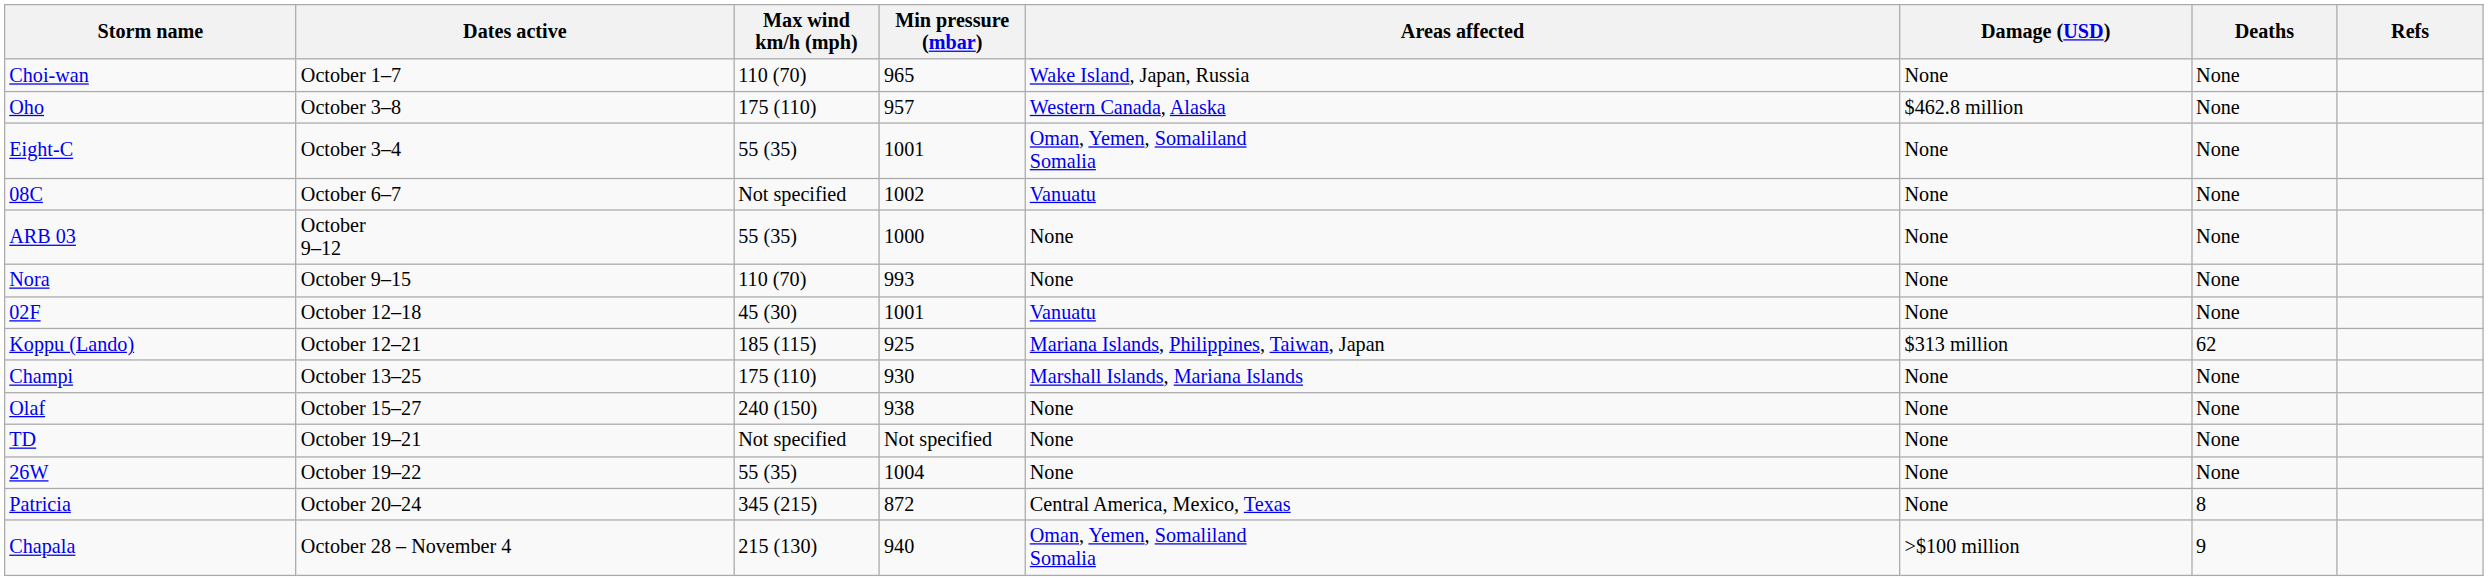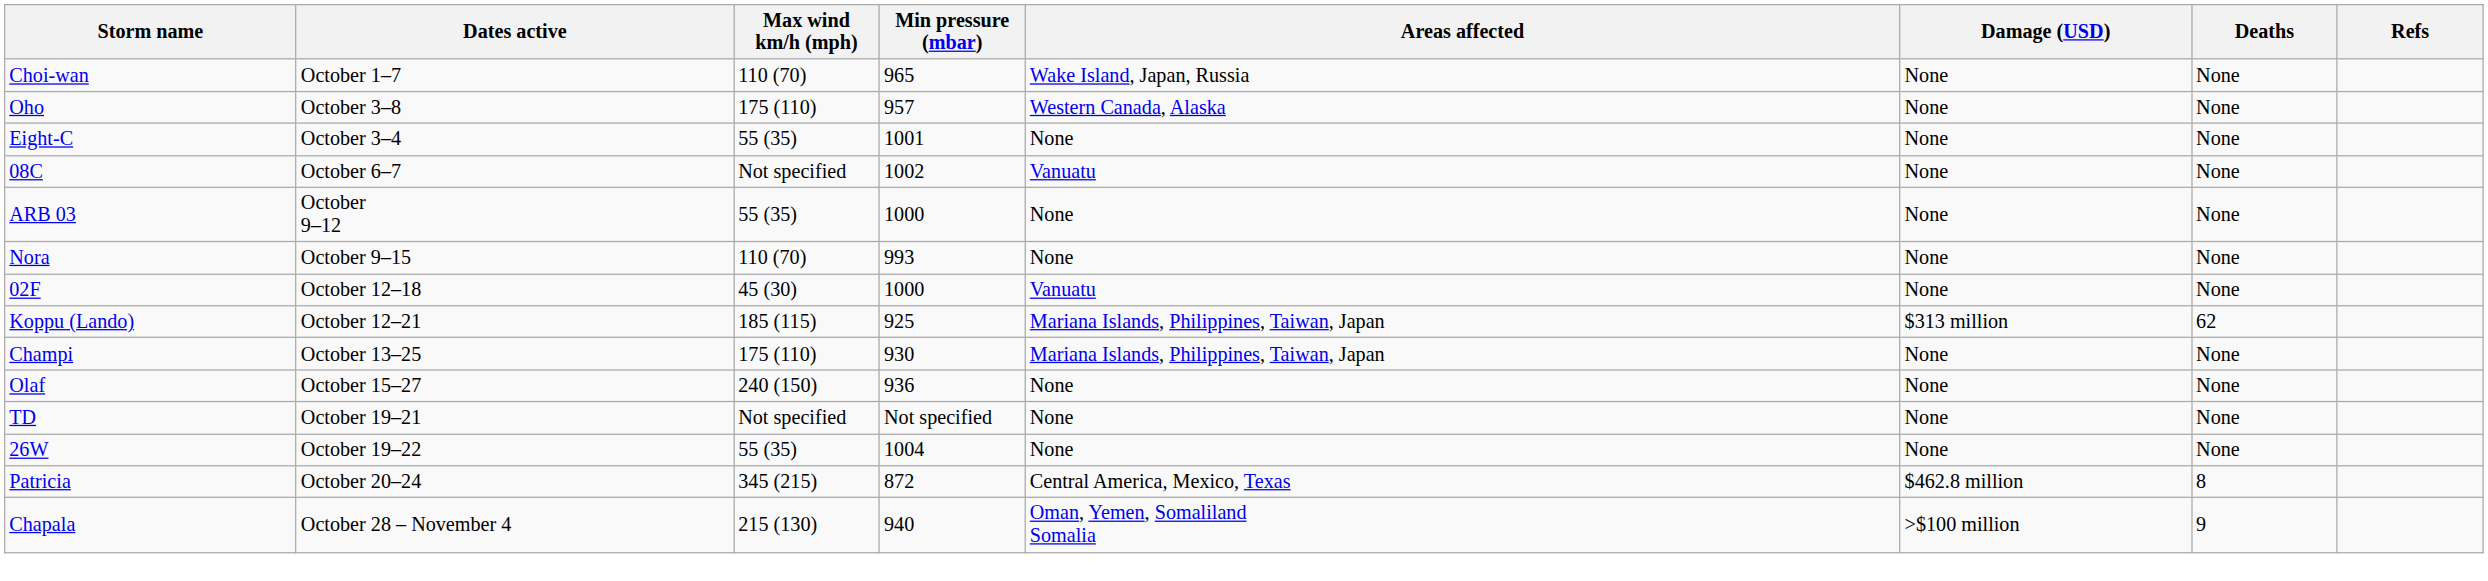(1964, 107) $462.8 million -> (1926, 107) None
(1138, 150) Oman, Yemen, Somaliland Somalia -> (1052, 139) None
(904, 312) 1001 -> (904, 289) 1000
(1166, 376) Marshall Islands, Mariana Islands -> (1207, 353) Mariana Islands, Philippines, Taiwan, Japan
(899, 408) 938 -> (899, 385) 936
(1926, 504) None -> (1964, 481) $462.8 million
